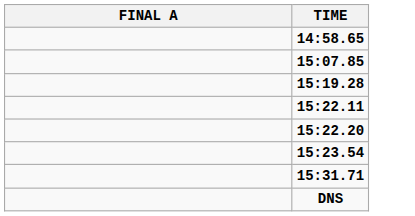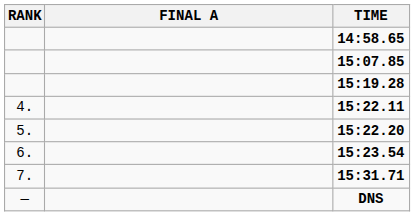+ column: (25, 16)
